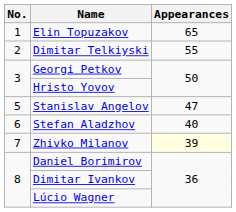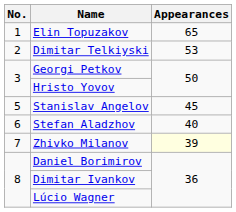(192, 51) 55 -> (192, 51) 53
(192, 106) 47 -> (192, 106) 45
